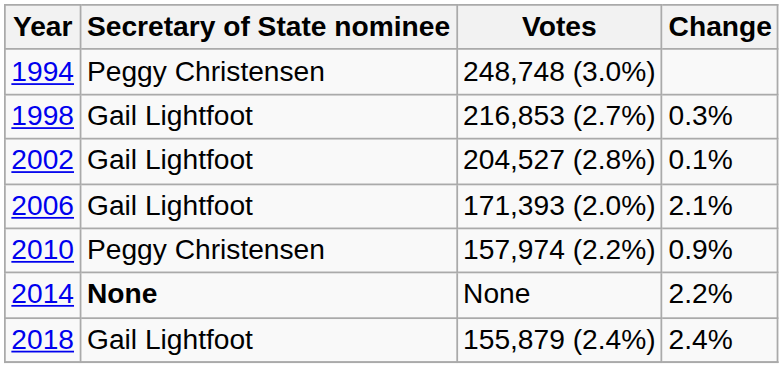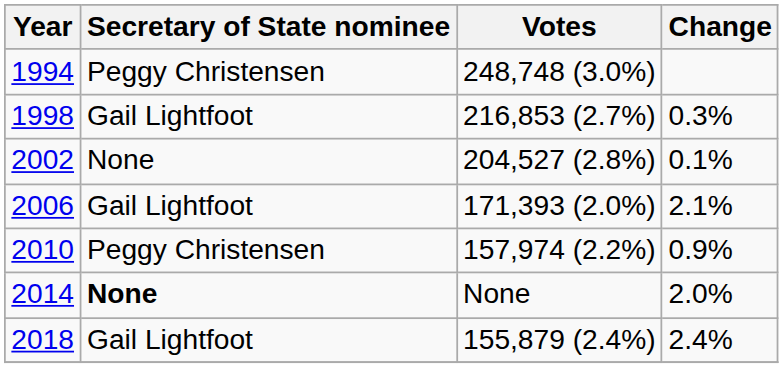(170, 160) Gail Lightfoot -> (121, 160) None
(701, 294) 2.2% -> (701, 294) 2.0%
